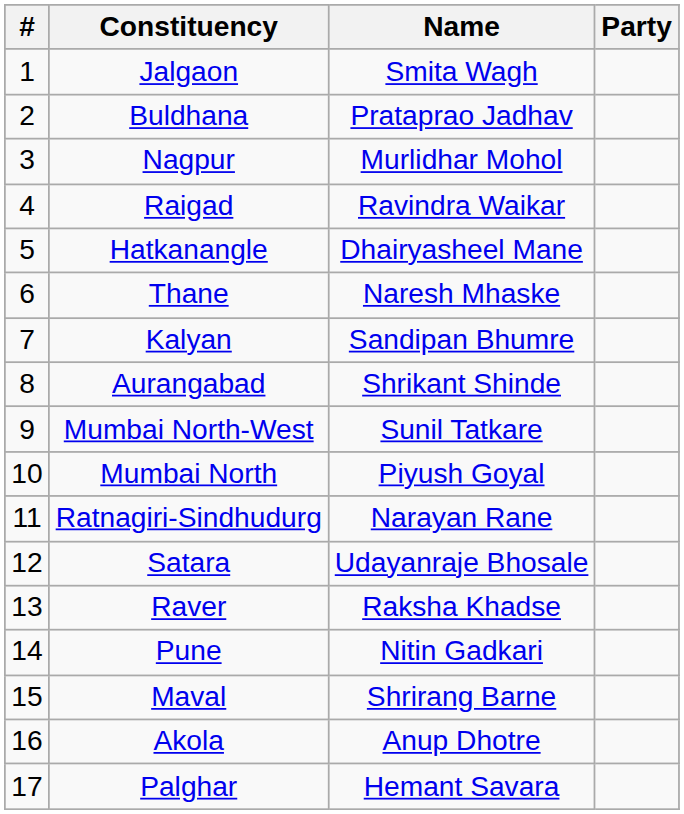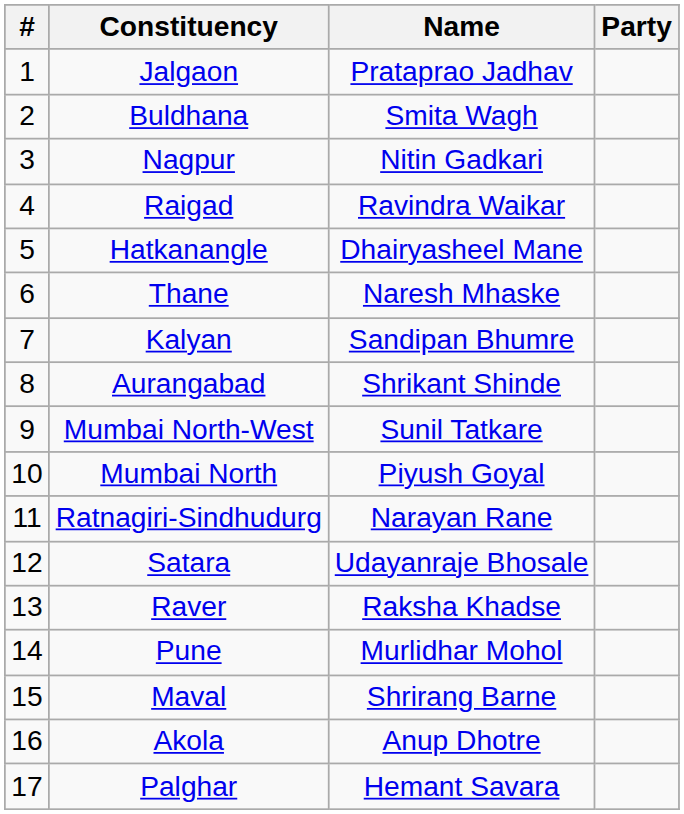(462, 71) Smita Wagh -> (462, 71) Prataprao Jadhav
(462, 116) Prataprao Jadhav -> (462, 116) Smita Wagh
(462, 160) Murlidhar Mohol -> (462, 160) Nitin Gadkari
(462, 652) Nitin Gadkari -> (462, 652) Murlidhar Mohol
